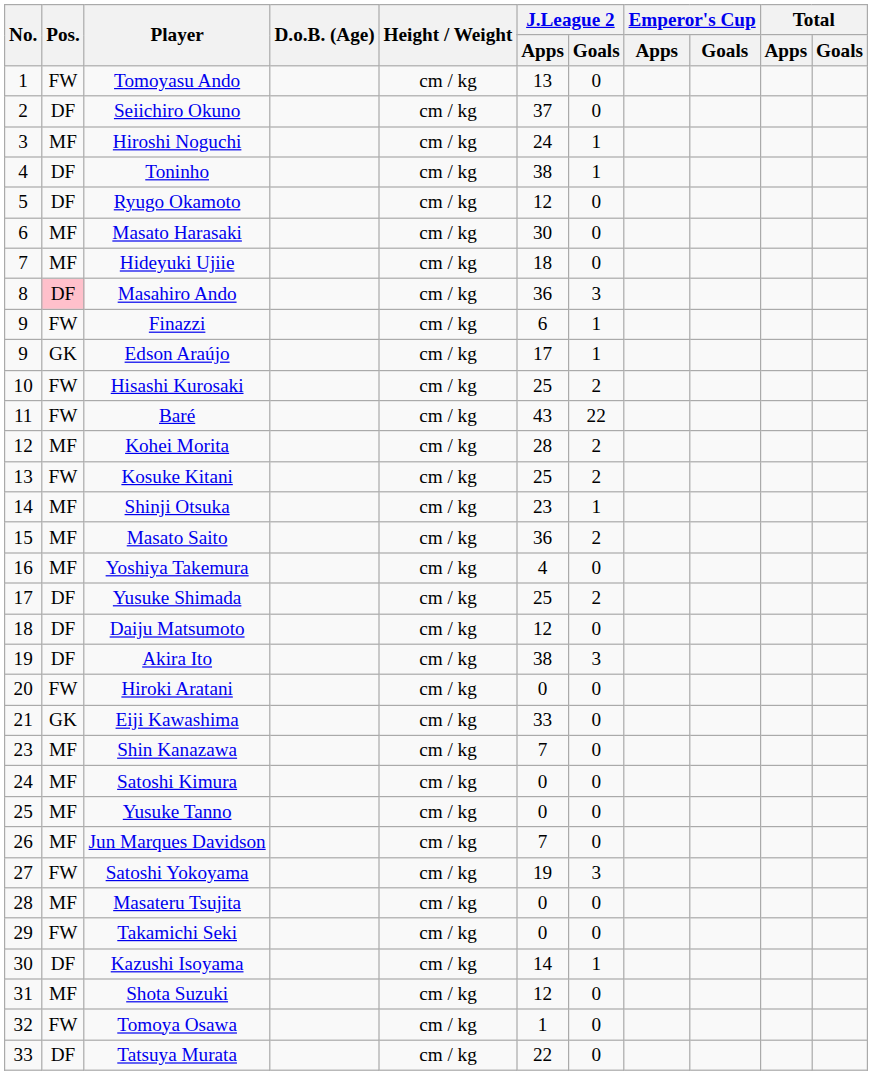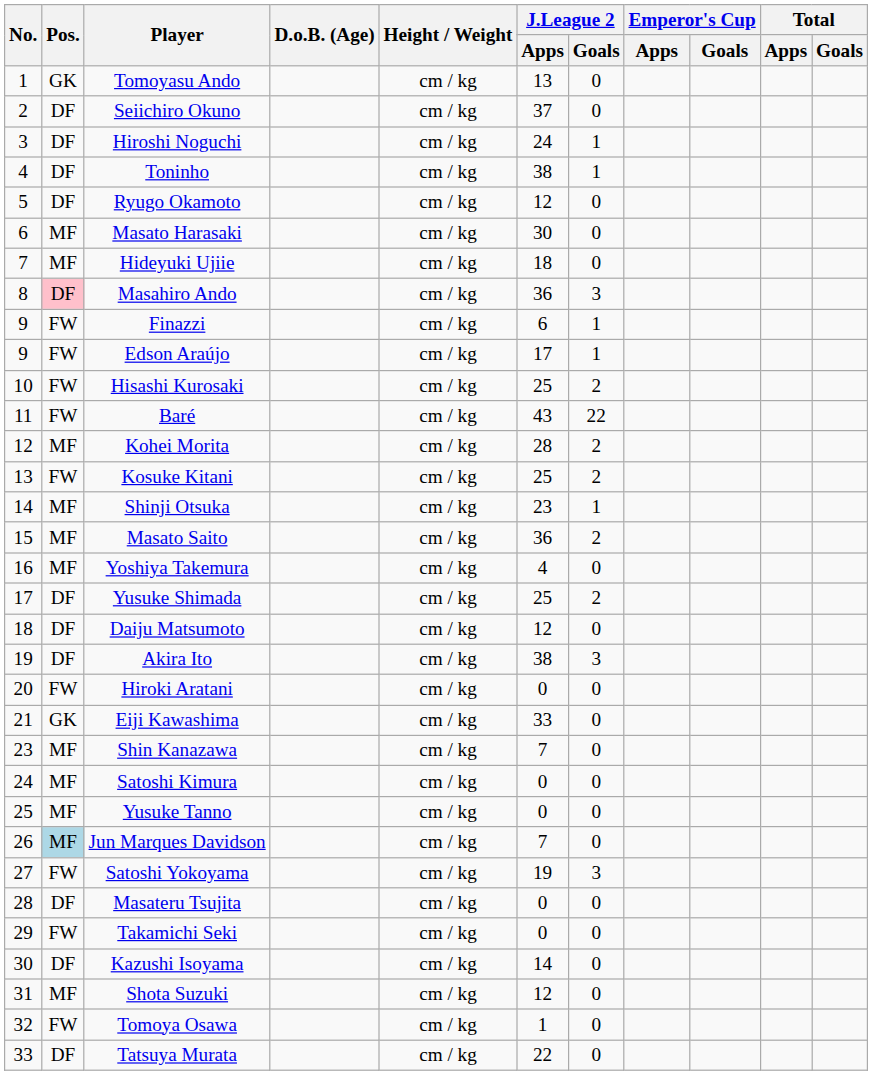(63, 80) FW -> (63, 80) GK
(63, 141) MF -> (63, 141) DF
(63, 354) GK -> (63, 354) FW
(63, 841) no background -> (63, 841) lightblue background
(63, 902) MF -> (63, 902) DF
(596, 963) 1 -> (596, 963) 0
